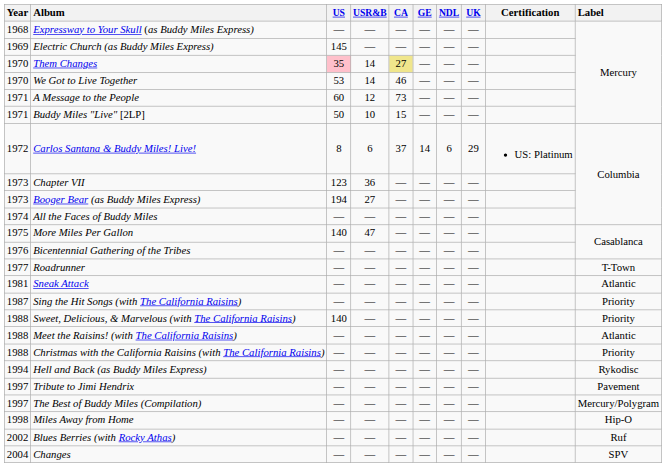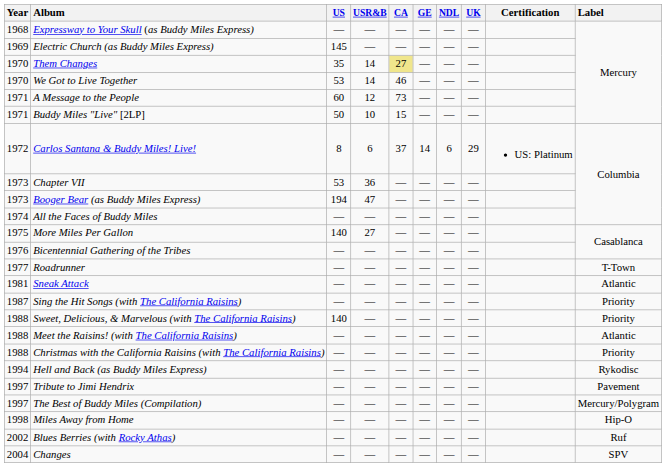(339, 64) pink background -> (339, 64) no background
(339, 182) 123 -> (339, 182) 53
(370, 199) 27 -> (370, 199) 47
(370, 233) 47 -> (370, 233) 27
